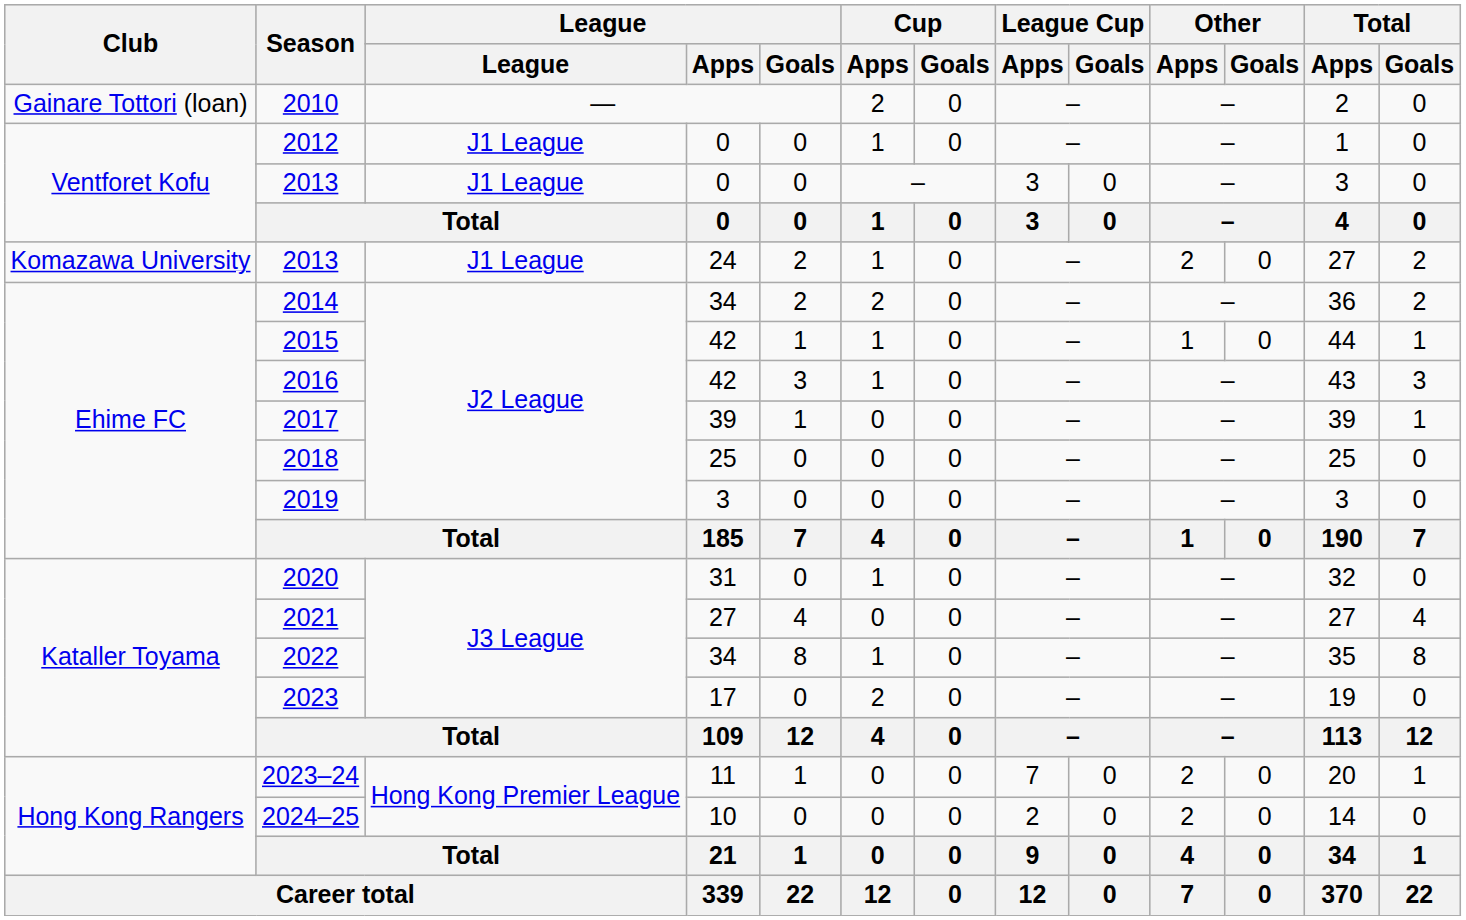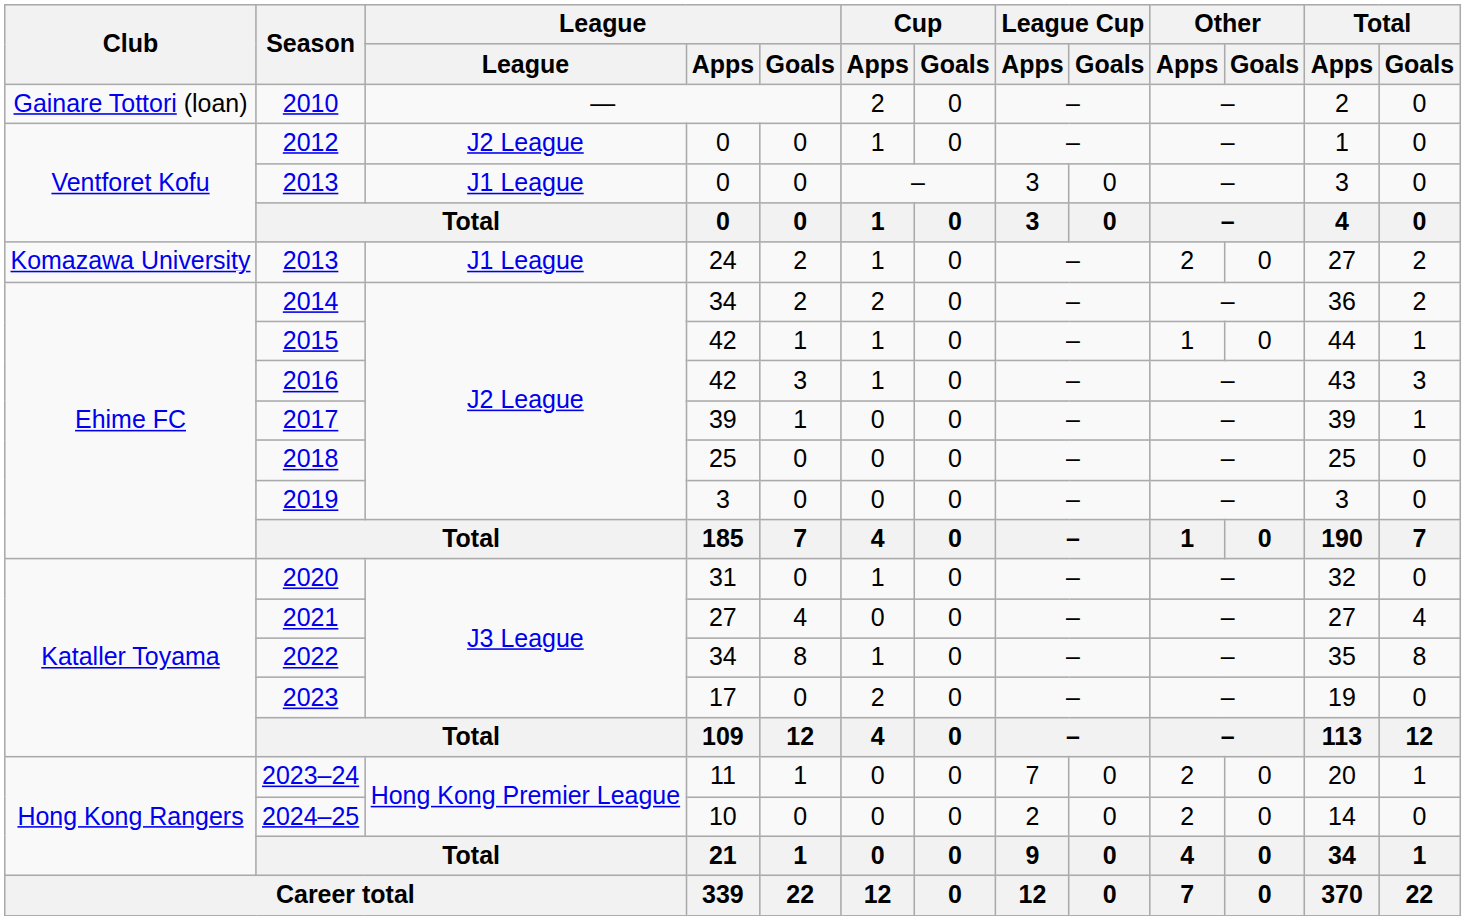(525, 143) J1 League -> (525, 143) J2 League
